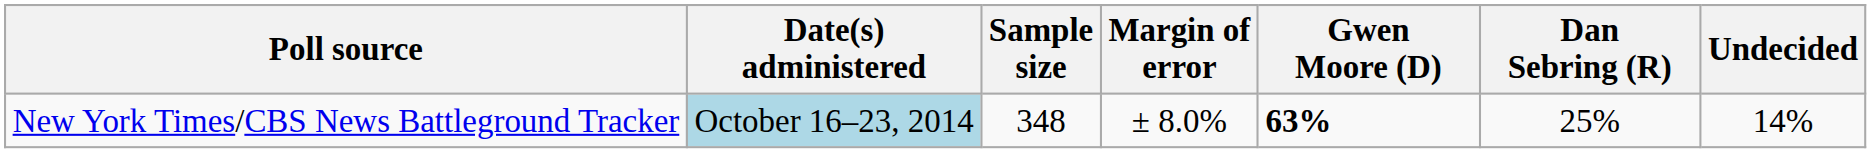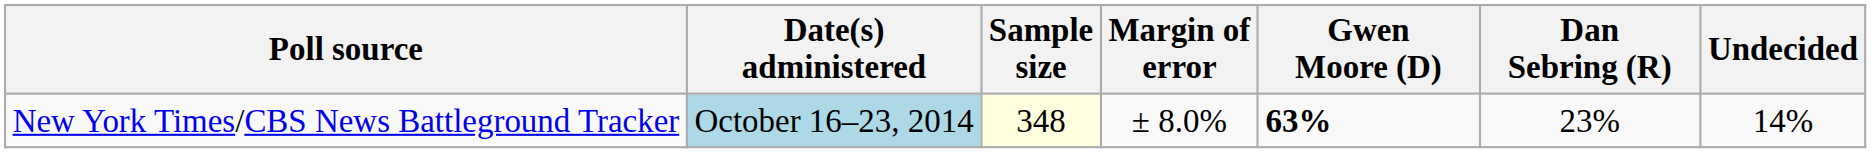(1041, 119) no background -> (1041, 119) lightyellow background
(1590, 119) 25% -> (1590, 119) 23%
